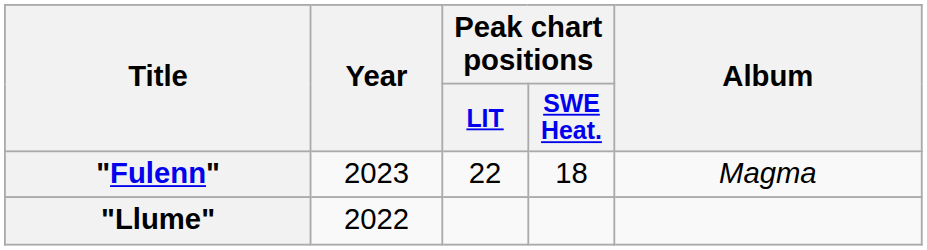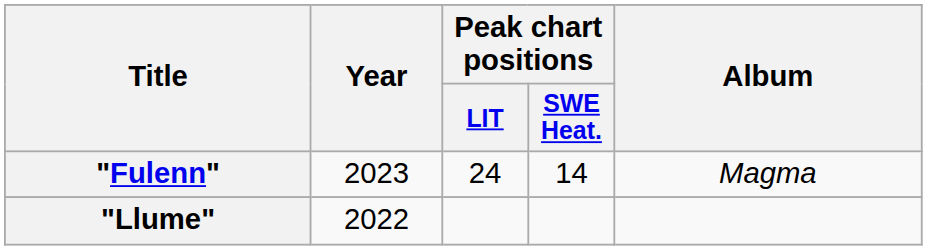(485, 173) 22 -> (485, 173) 24
(571, 173) 18 -> (571, 173) 14
